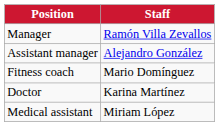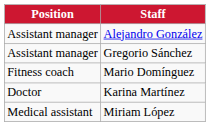- row: (157, 33)
+ row: (148, 53)
